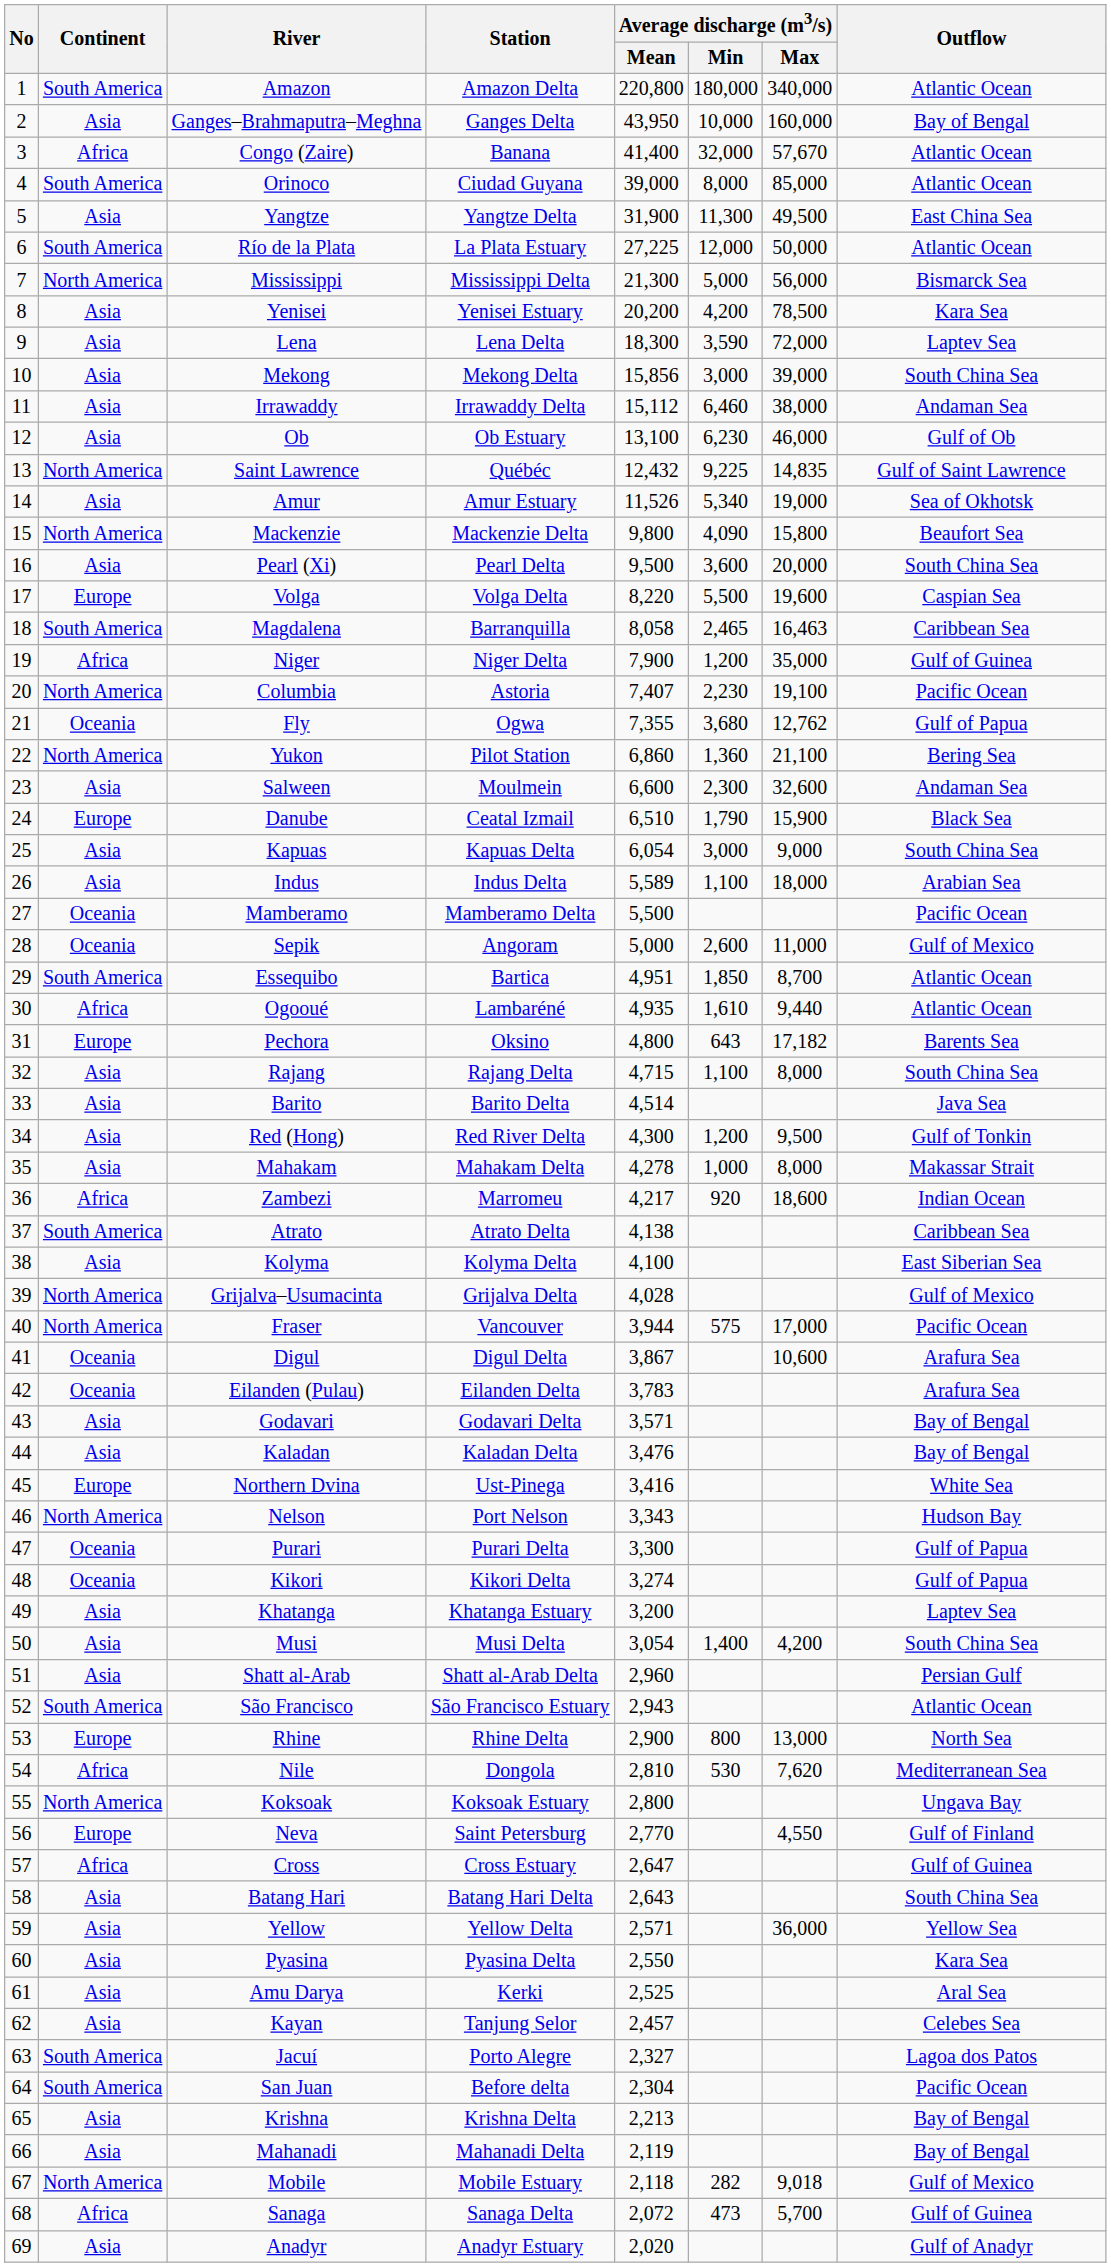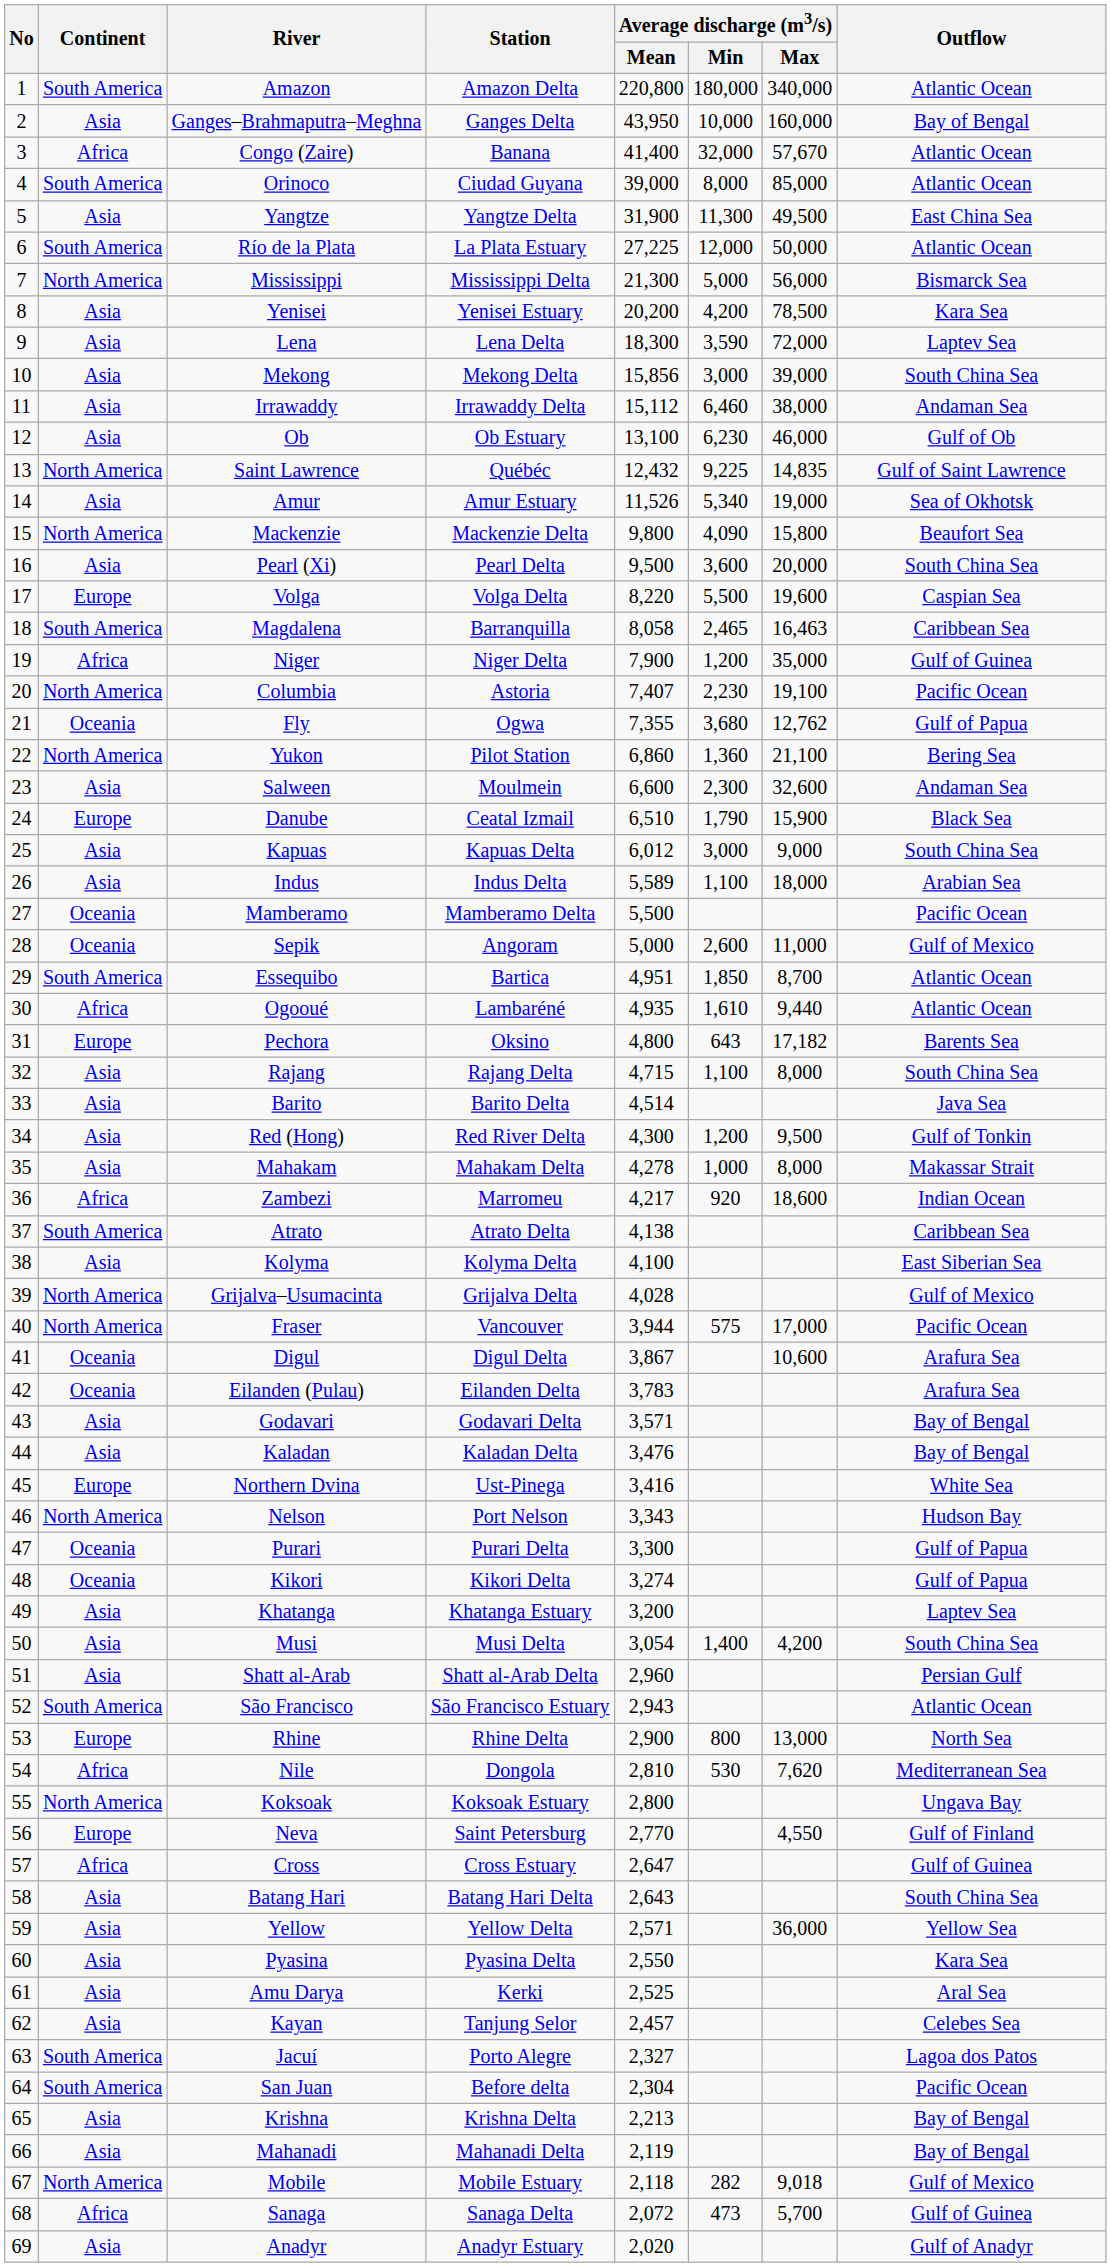(651, 850) 6,054 -> (651, 850) 6,012
